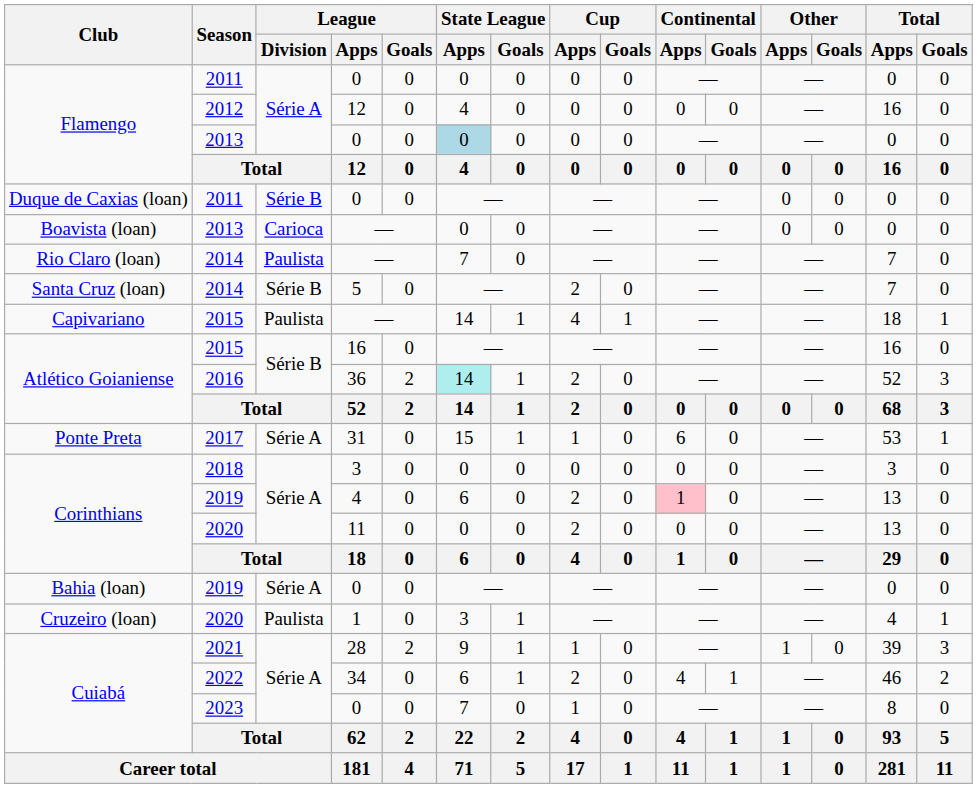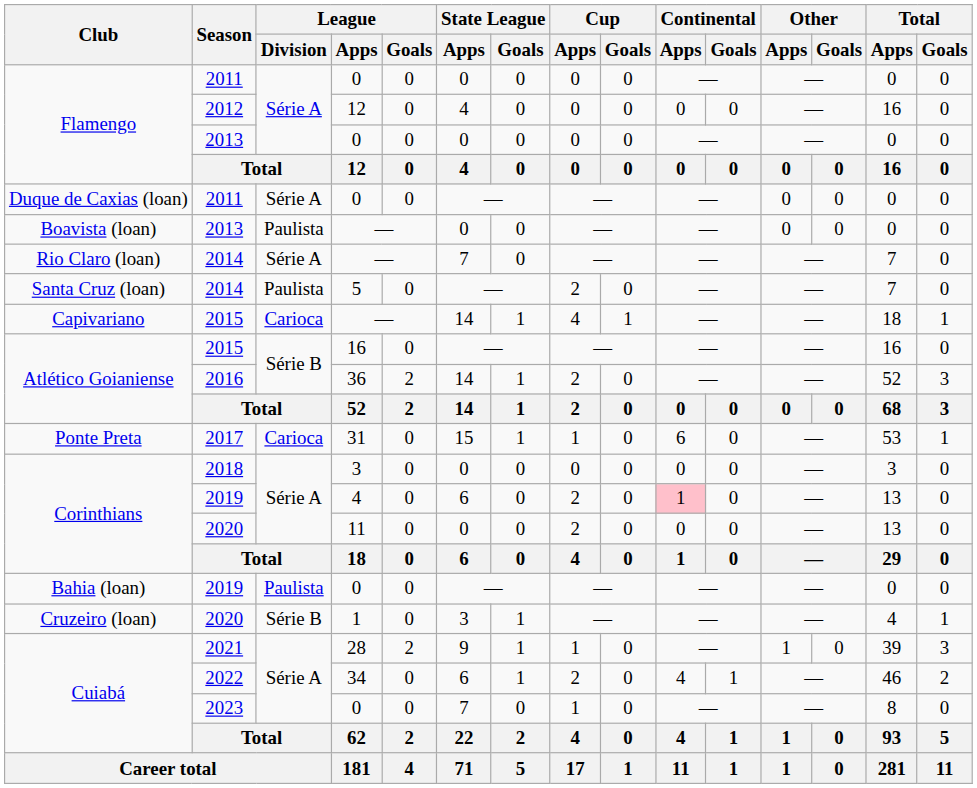(464, 139) lightblue background -> (464, 139) no background
(294, 199) Série B -> (294, 199) Série A
(294, 229) Carioca -> (294, 229) Paulista
(294, 259) Paulista -> (294, 259) Série A
(294, 288) Série B -> (294, 288) Paulista
(294, 318) Paulista -> (294, 318) Carioca
(464, 378) paleturquoise background -> (464, 378) no background
(294, 438) Série A -> (294, 438) Carioca
(294, 588) Série A -> (294, 588) Paulista
(294, 618) Paulista -> (294, 618) Série B
